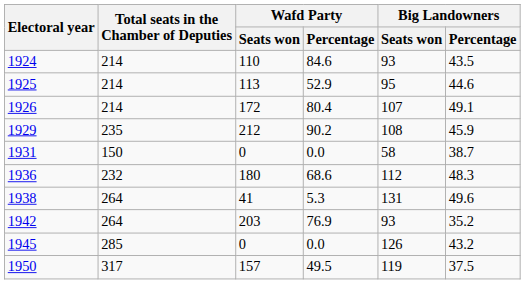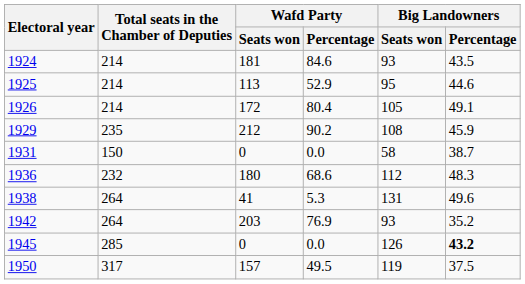(249, 61) 110 -> (250, 61) 181
(392, 107) 107 -> (392, 107) 105
(461, 244) normal -> (461, 244) bold
